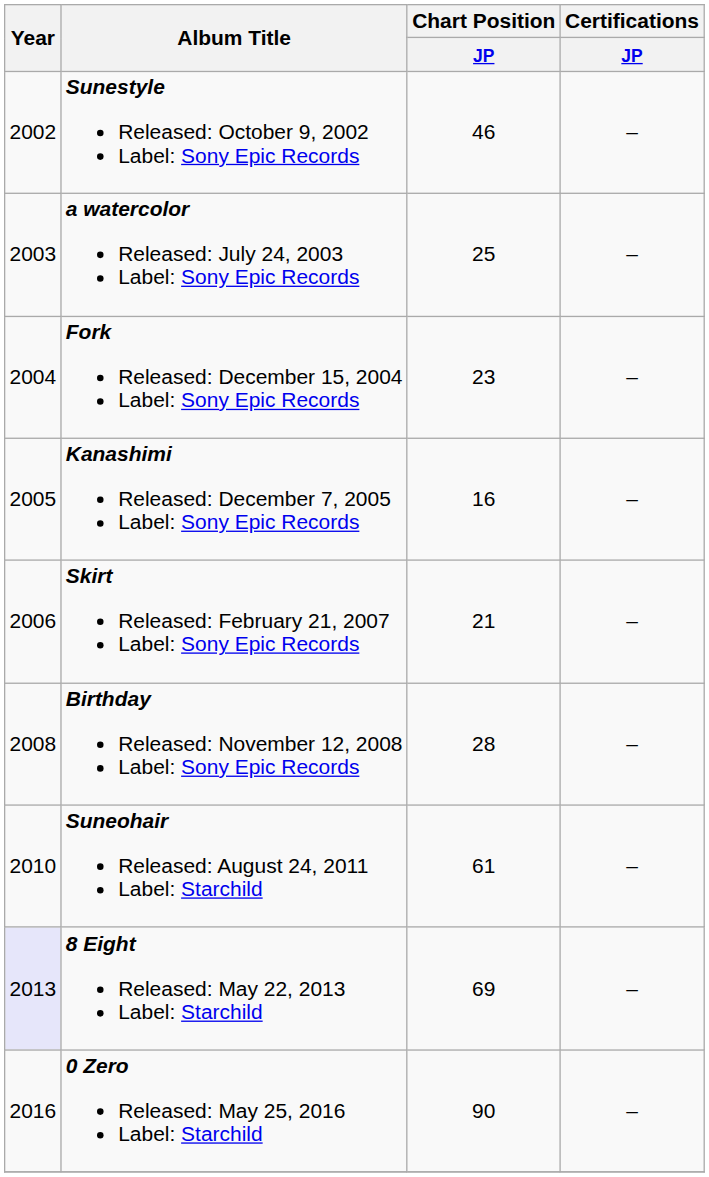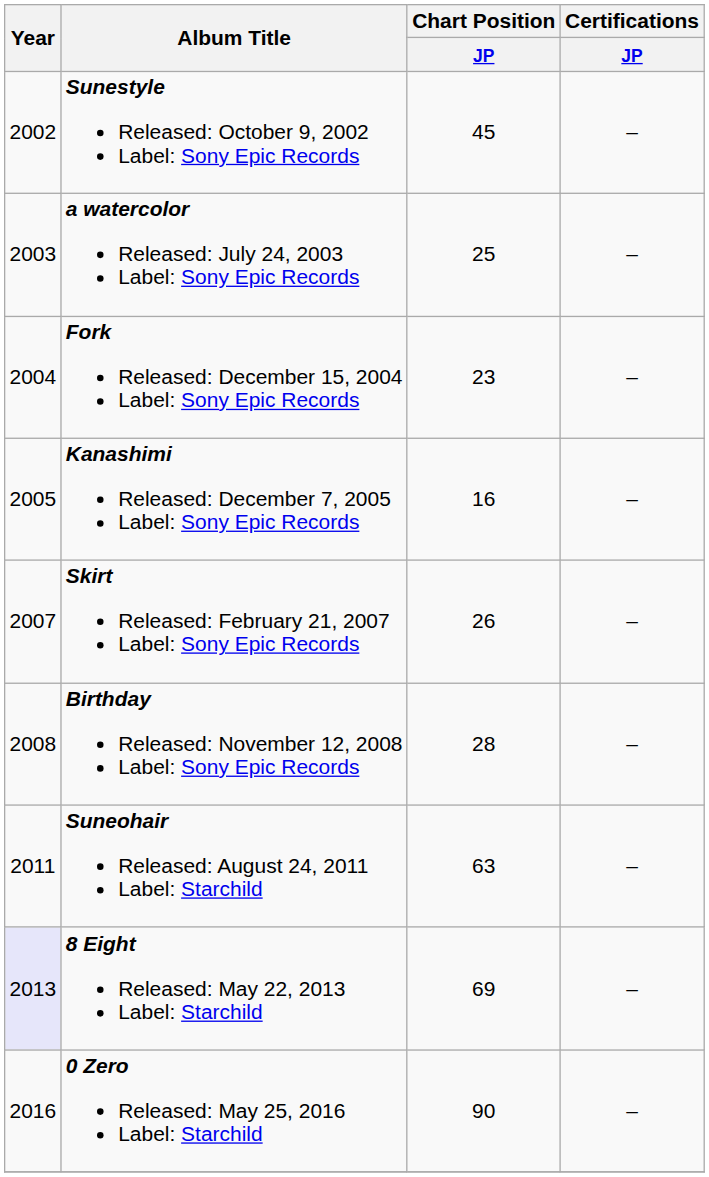(484, 132) 46 -> (484, 132) 45
(33, 621) 2006 -> (33, 621) 2007
(484, 621) 21 -> (484, 621) 26
(33, 866) 2010 -> (33, 866) 2011
(484, 866) 61 -> (484, 866) 63
